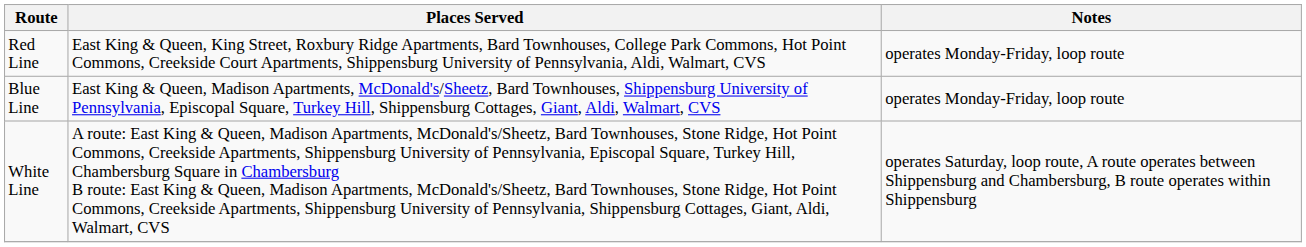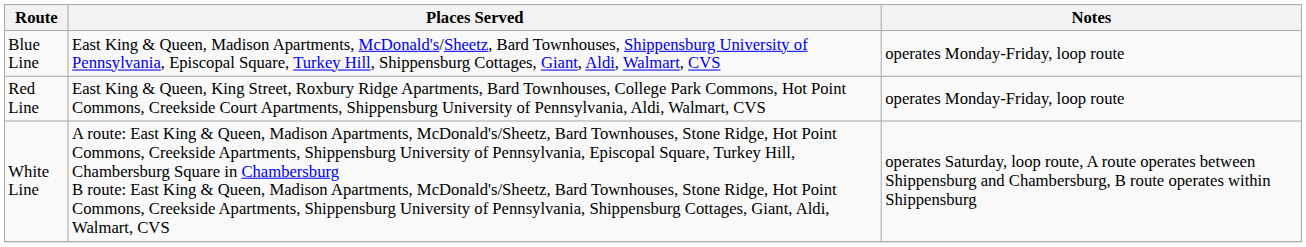rows swapped: (24, 98) <-> (24, 53)
